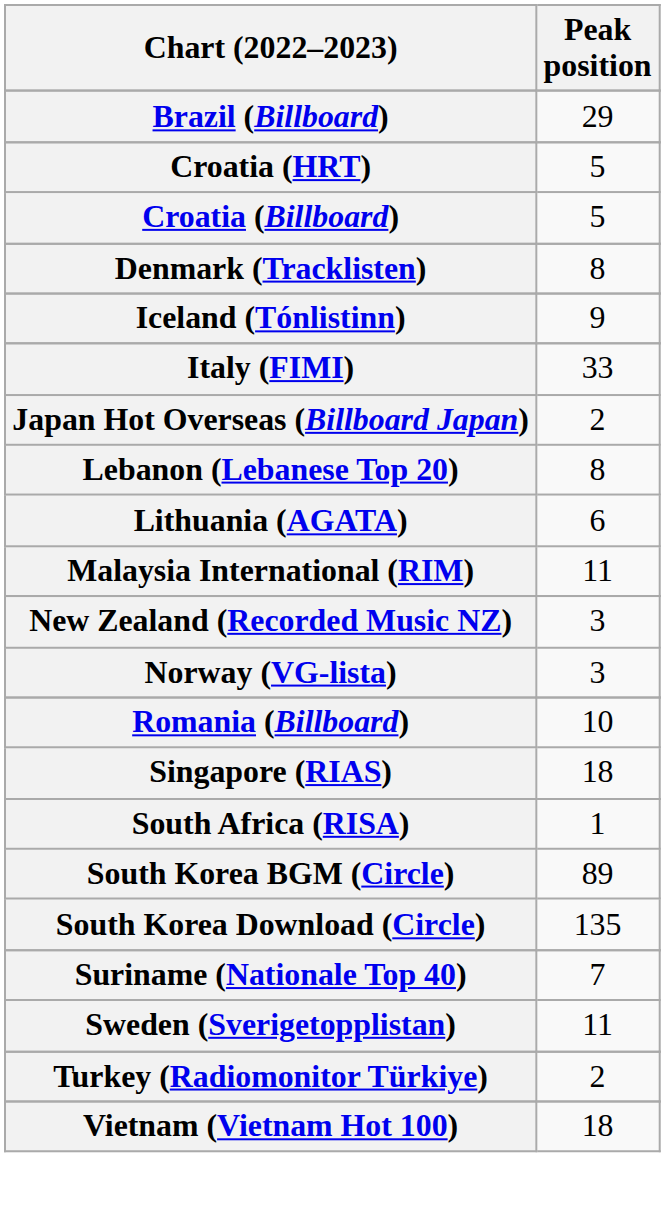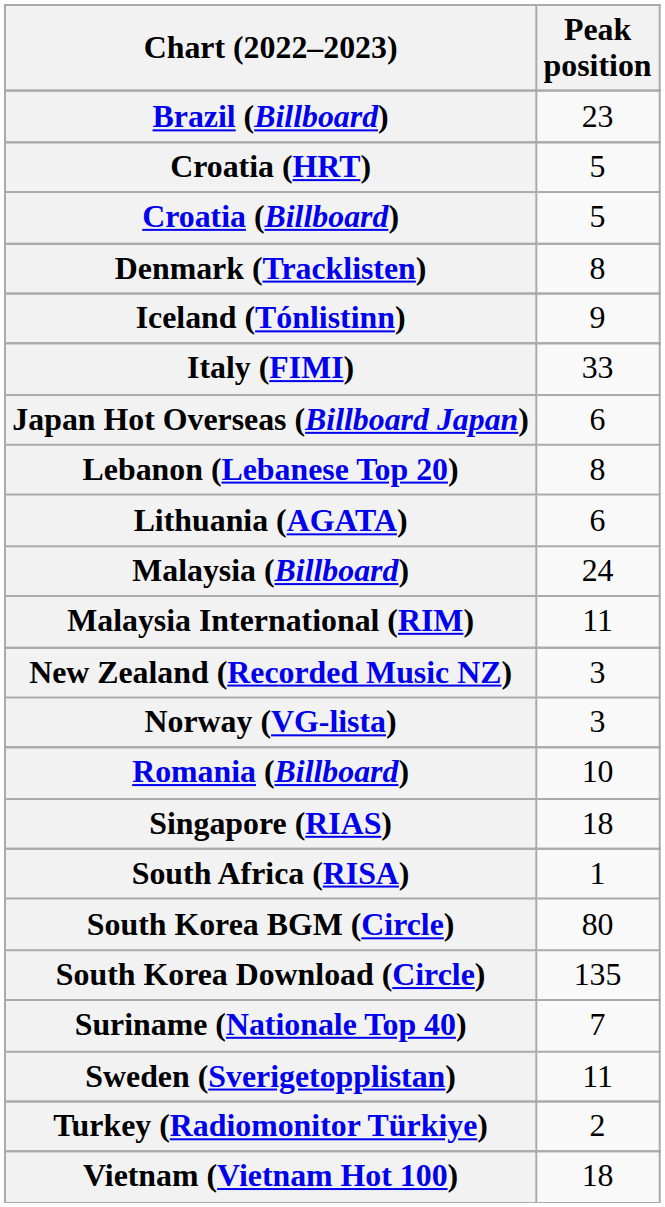(598, 116) 29 -> (598, 116) 23
(598, 419) 2 -> (598, 419) 6
+ row: (271, 570)
(598, 873) 89 -> (598, 924) 80
